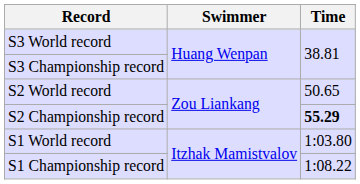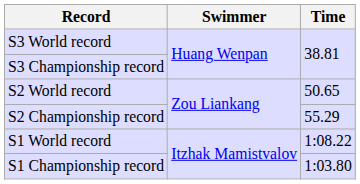(322, 116) bold -> (322, 116) normal
(328, 141) 1:03.80 -> (328, 141) 1:08.22
(328, 166) 1:08.22 -> (328, 166) 1:03.80
